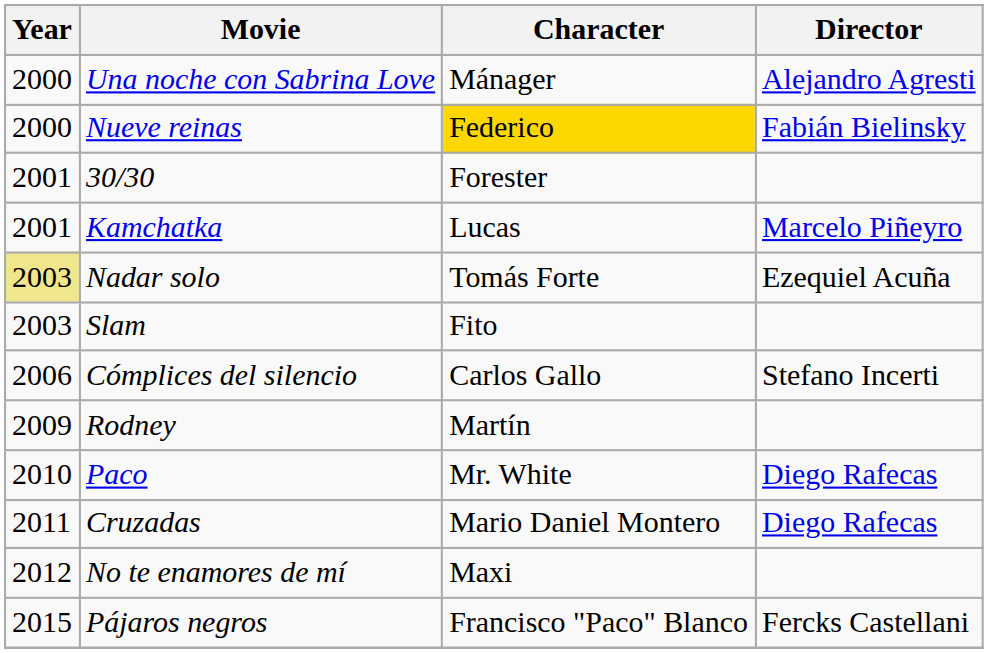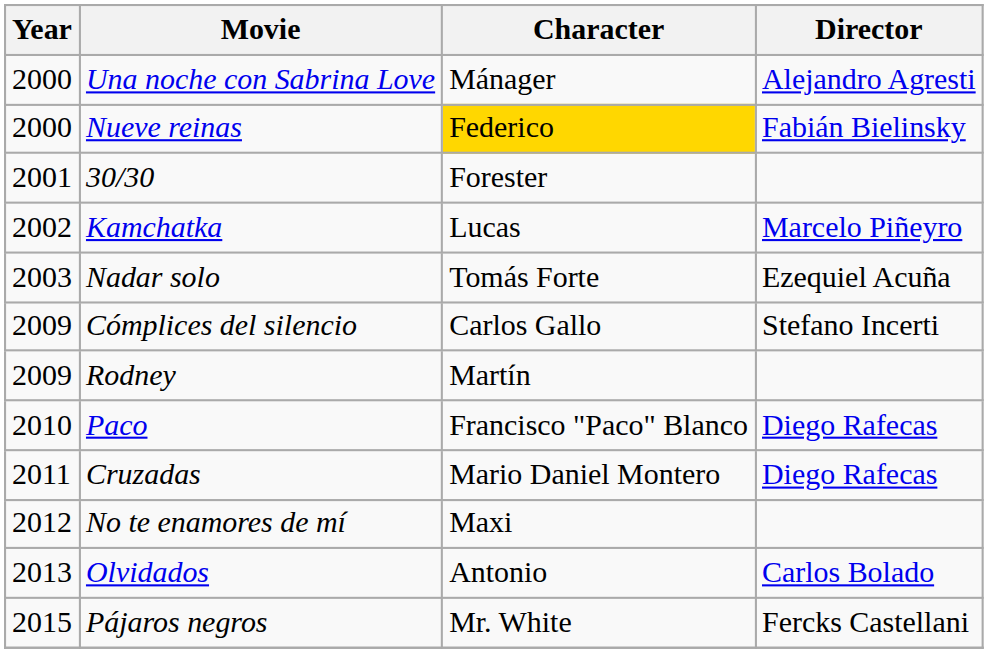(42, 227) 2001 -> (42, 227) 2002
(42, 276) khaki background -> (42, 276) no background
- row: (116, 325)
(42, 375) 2006 -> (42, 325) 2009
(510, 474) Mr. White -> (599, 424) Francisco "Paco" Blanco
+ row: (148, 572)
(599, 622) Francisco "Paco" Blanco -> (510, 622) Mr. White
